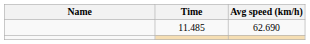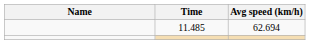(267, 27) 62.690 -> (267, 27) 62.694
